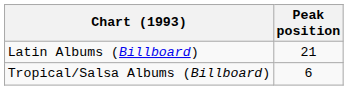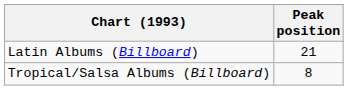(308, 74) 6 -> (308, 74) 8
